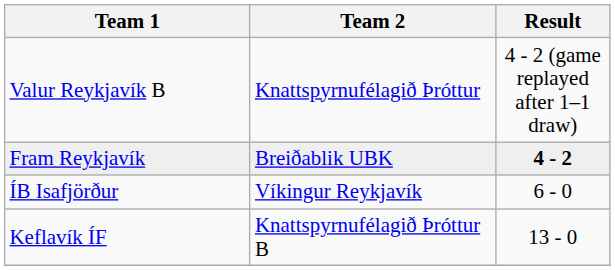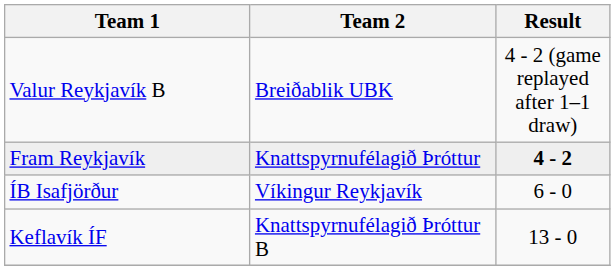(368, 89) Knattspyrnufélagið Þróttur -> (324, 89) Breiðablik UBK
(324, 158) Breiðablik UBK -> (368, 158) Knattspyrnufélagið Þróttur
